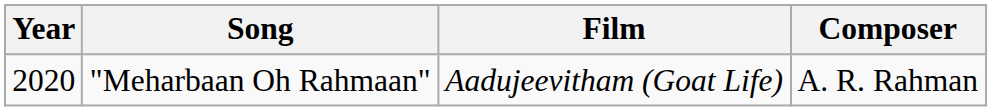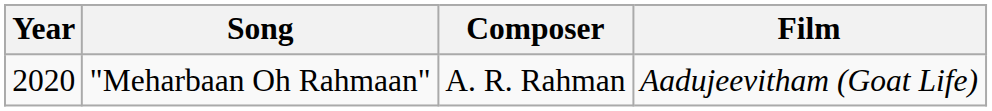columns swapped: (614, 29) <-> (888, 29)
